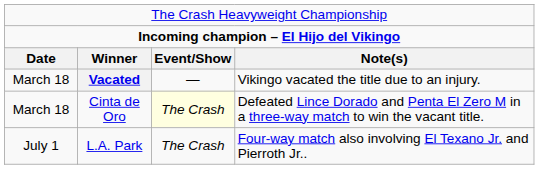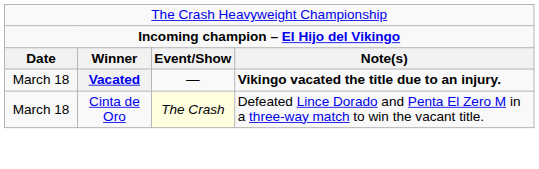(359, 79) normal -> (369, 79) bold
- row: (114, 146)
